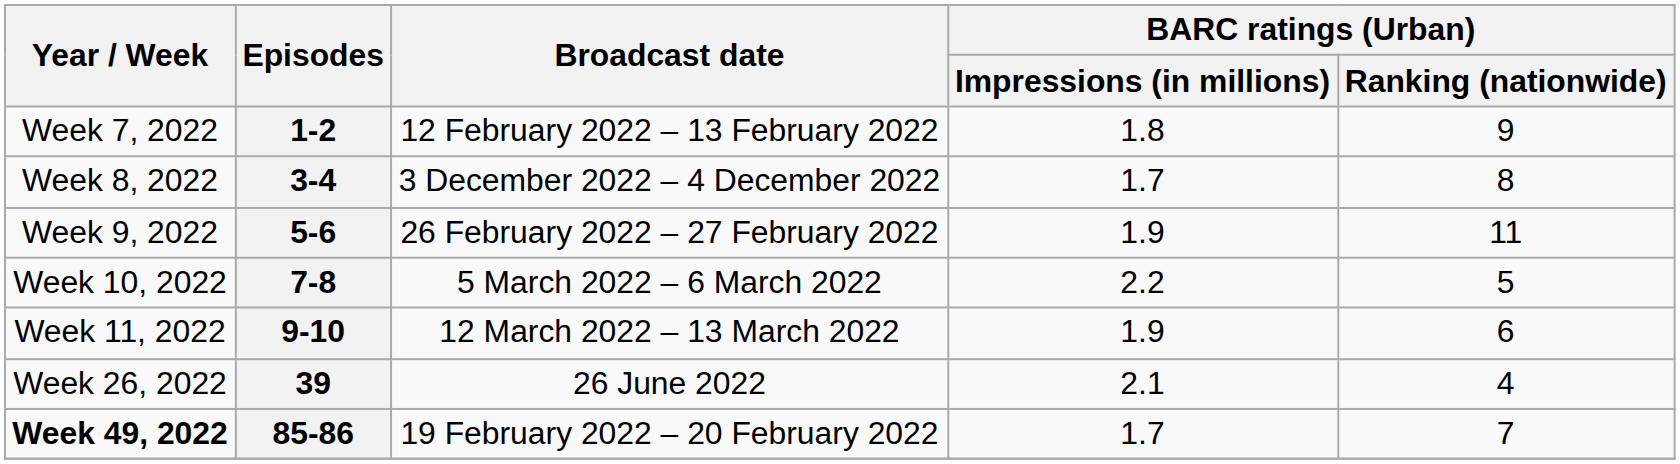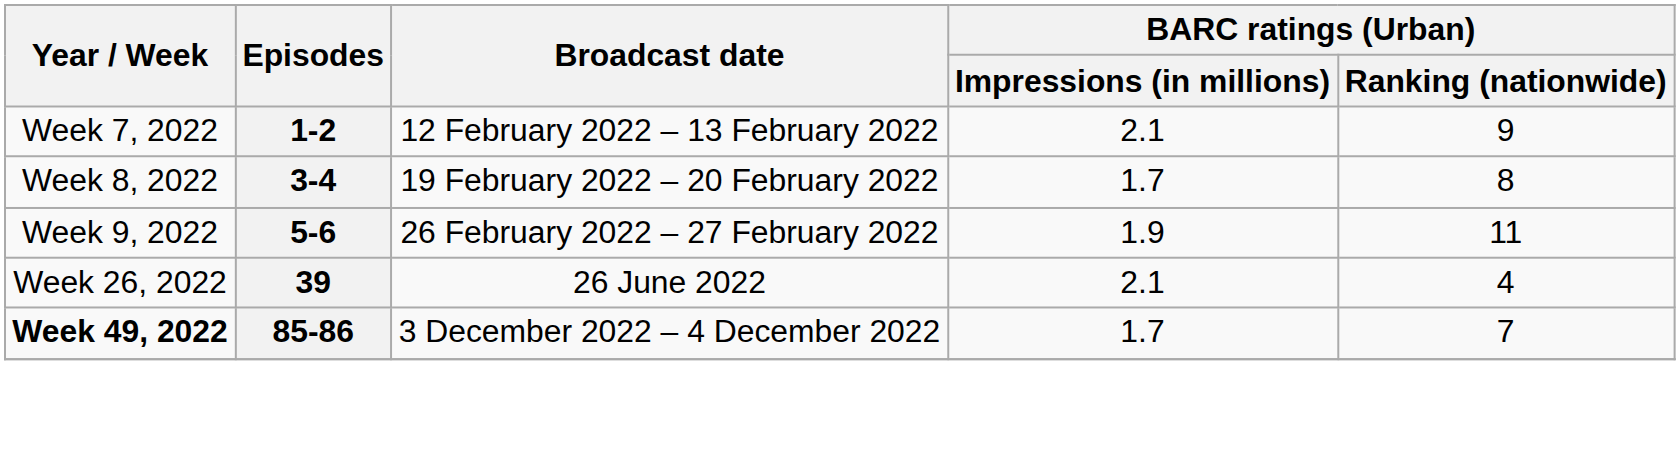(1142, 130) 1.8 -> (1142, 130) 2.1
(669, 181) 3 December 2022 – 4 December 2022 -> (669, 181) 19 February 2022 – 20 February 2022
- row: (313, 282)
- row: (313, 332)
(669, 433) 19 February 2022 – 20 February 2022 -> (669, 332) 3 December 2022 – 4 December 2022
